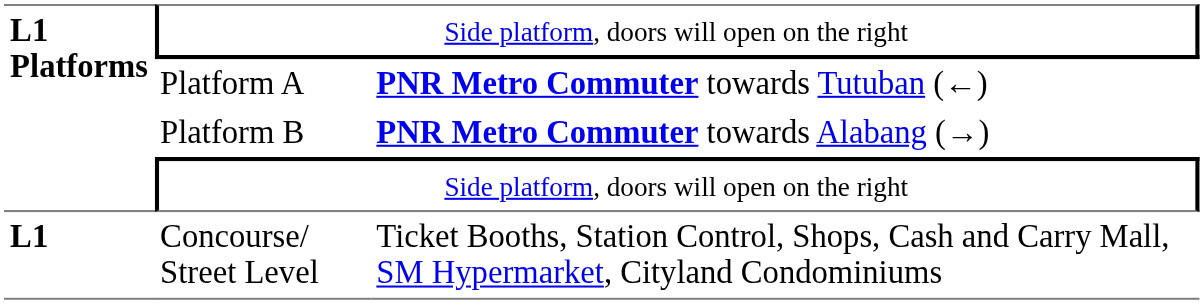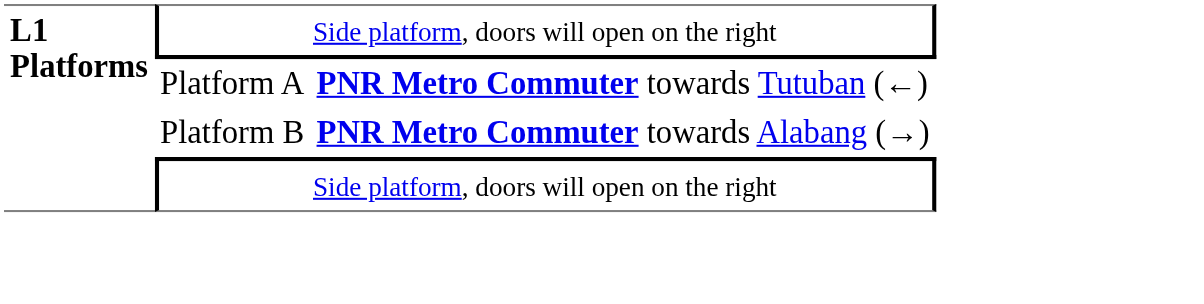- row: (239, 254)
